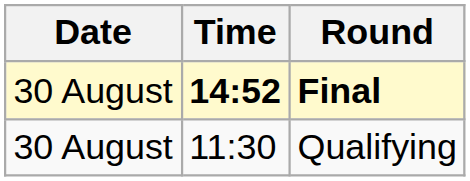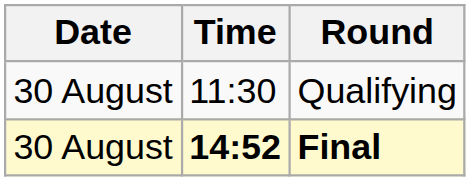rows swapped: (377, 146) <-> (339, 89)
